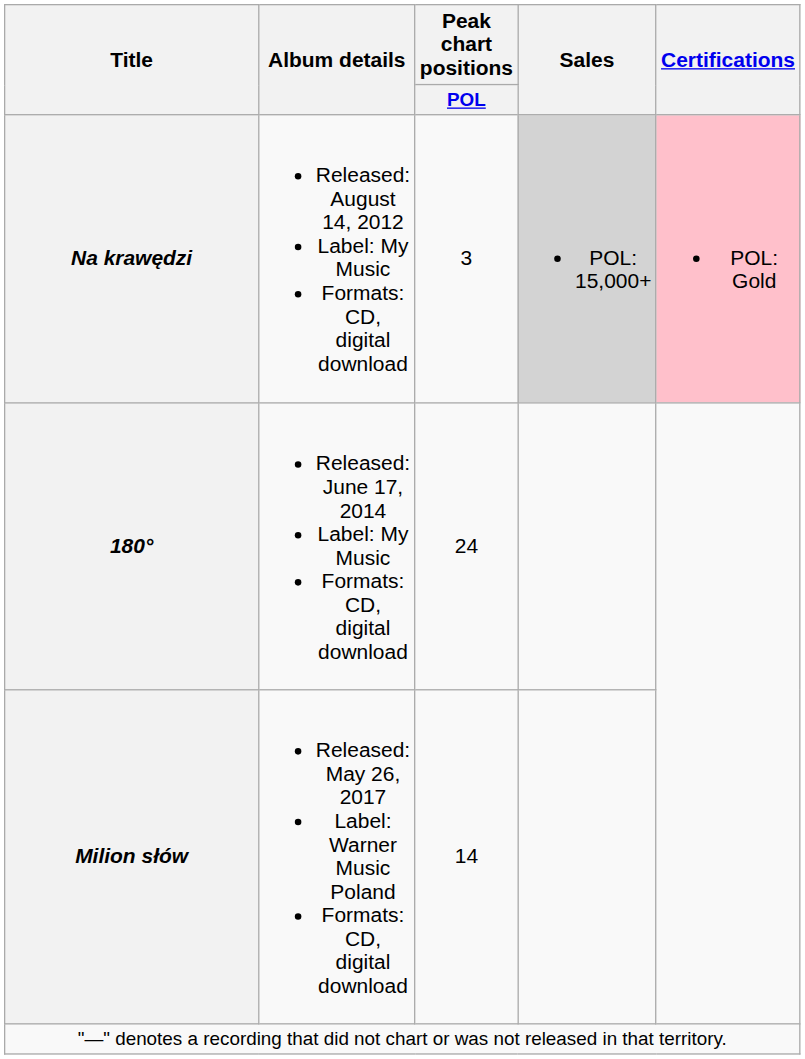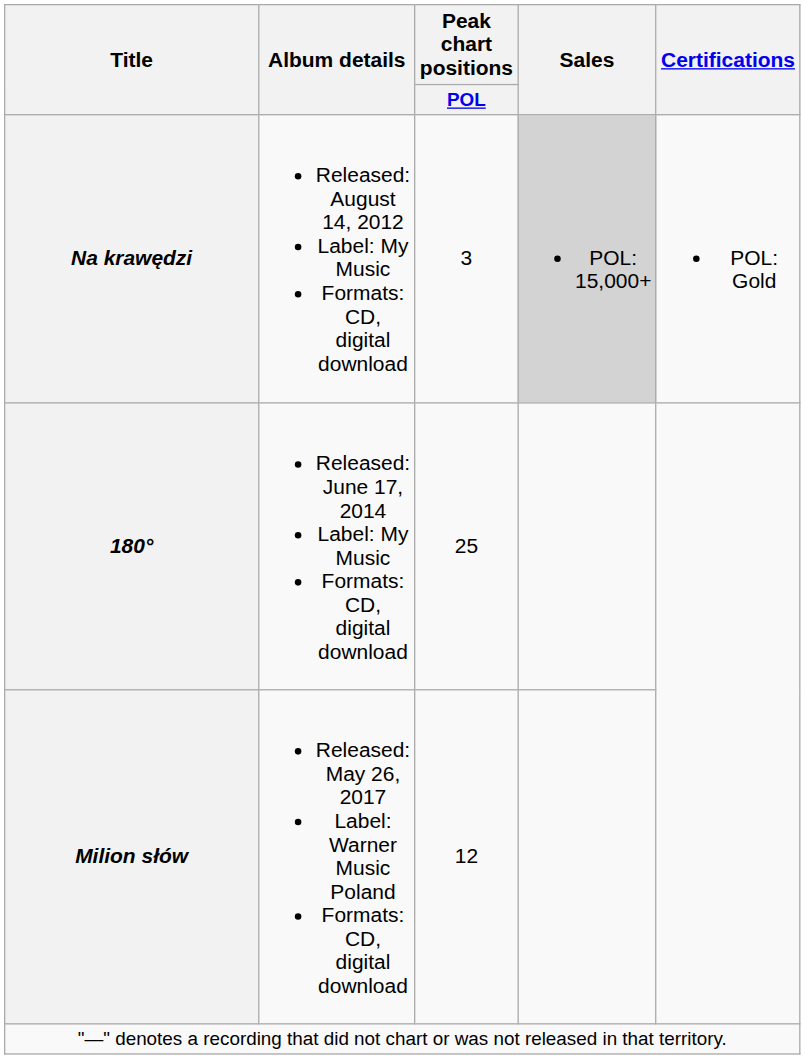(728, 270) pink background -> (728, 270) no background
(466, 545) 24 -> (466, 545) 25
(466, 856) 14 -> (466, 856) 12
